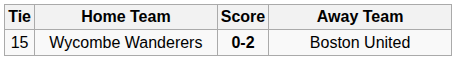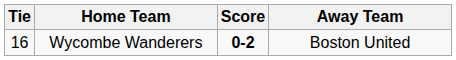(20, 42) 15 -> (20, 42) 16
